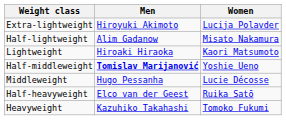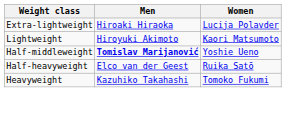(138, 25) Hiroyuki Akimoto -> (135, 25) Hiroaki Hiraoka
- row: (47, 39)
(135, 53) Hiroaki Hiraoka -> (138, 39) Hiroyuki Akimoto
- row: (37, 80)
